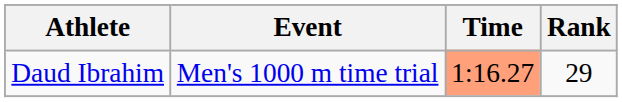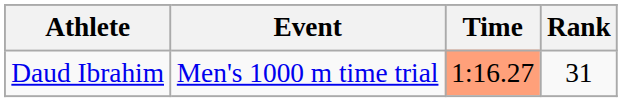(579, 72) 29 -> (579, 72) 31
